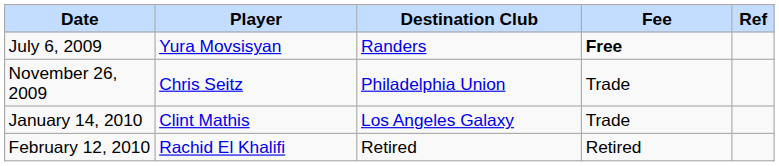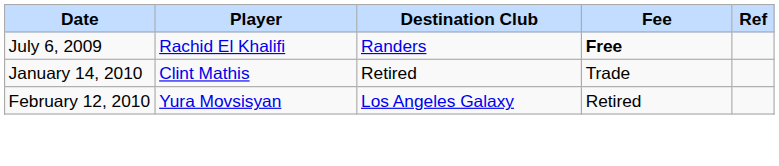(220, 46) Yura Movsisyan -> (222, 46) Rachid El Khalifi
- row: (63, 83)
(438, 120) Los Angeles Galaxy -> (389, 73) Retired
(222, 148) Rachid El Khalifi -> (220, 101) Yura Movsisyan
(389, 148) Retired -> (438, 101) Los Angeles Galaxy
